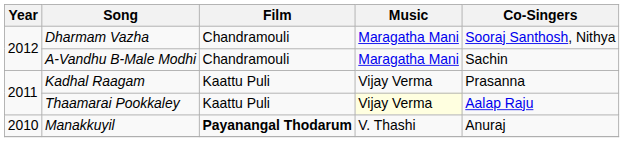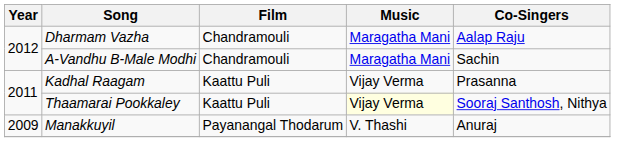(540, 37) Sooraj Santhosh, Nithya -> (491, 37) Aalap Raju
(499, 103) Aalap Raju -> (532, 103) Sooraj Santhosh, Nithya
(23, 125) 2010 -> (23, 125) 2009
(277, 125) bold -> (273, 125) normal
